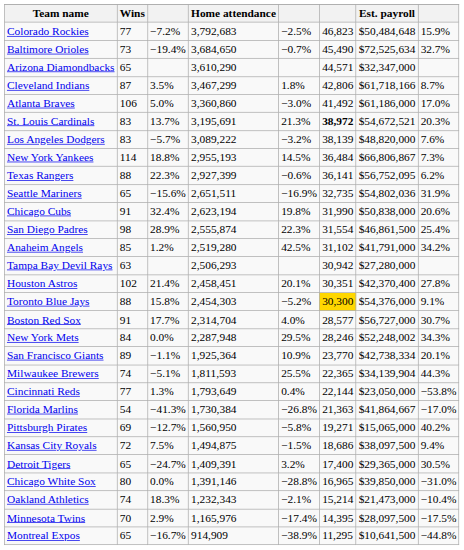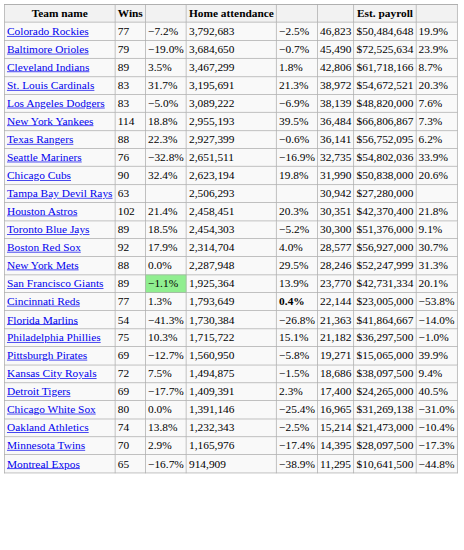(435, 31) 15.9% -> (433, 31) 19.9%
(125, 49) 73 -> (123, 49) 79
(168, 49) −19.4% -> (166, 49) −19.0%
(435, 49) 32.7% -> (433, 49) 23.9%
- row: (61, 67)
(125, 85) 87 -> (123, 67) 89
- row: (41, 103)
(165, 121) 13.7% -> (163, 85) 31.7%
(338, 121) bold -> (336, 85) normal
(165, 139) −5.7% -> (163, 103) −5.0%
(296, 139) −3.2% -> (294, 103) −6.9%
(296, 157) 14.5% -> (294, 121) 39.5%
(125, 193) 65 -> (123, 157) 76
(168, 193) −15.6% -> (166, 157) −32.8%
(435, 193) 31.9% -> (433, 157) 33.9%
(125, 211) 91 -> (123, 175) 90
- row: (47, 229)
- row: (45, 247)
(296, 283) 20.1% -> (294, 211) 20.3%
(435, 283) 27.8% -> (433, 211) 21.8%
(125, 301) 88 -> (123, 229) 89
(165, 301) 15.8% -> (163, 229) 18.5%
(338, 301) gold background -> (336, 229) no background
(387, 301) $54,376,000 -> (385, 229) $51,376,000
(125, 319) 91 -> (123, 247) 92
(165, 319) 17.7% -> (163, 247) 17.9%
(387, 319) $56,727,000 -> (385, 247) $56,927,000
(125, 337) 84 -> (123, 265) 88
(387, 337) $52,248,002 -> (385, 265) $52,247,999
(435, 337) 34.3% -> (433, 265) 31.3%
(165, 355) no background -> (163, 283) lightgreen background
(296, 355) 10.9% -> (294, 283) 13.9%
(387, 355) $42,738,334 -> (385, 283) $42,731,334
- row: (53, 373)
(293, 391) normal -> (292, 301) bold
(387, 391) $23,050,000 -> (385, 301) $23,005,000
(439, 409) −17.0% -> (436, 319) −14.0%
+ row: (54, 337)
(435, 427) 40.2% -> (433, 355) 39.9%
(125, 463) 65 -> (123, 391) 69
(168, 463) −24.7% -> (166, 391) −17.7%
(293, 463) 3.2% -> (291, 391) 2.3%
(387, 463) $29,365,000 -> (385, 391) $24,265,000
(435, 463) 30.5% -> (433, 391) 40.5%
(299, 481) −28.8% -> (297, 409) −25.4%
(387, 481) $39,850,000 -> (385, 409) $31,269,138
(165, 499) 18.3% -> (163, 427) 13.8%
(296, 499) −2.1% -> (294, 427) −2.5%
(439, 517) −17.5% -> (436, 445) −17.3%
